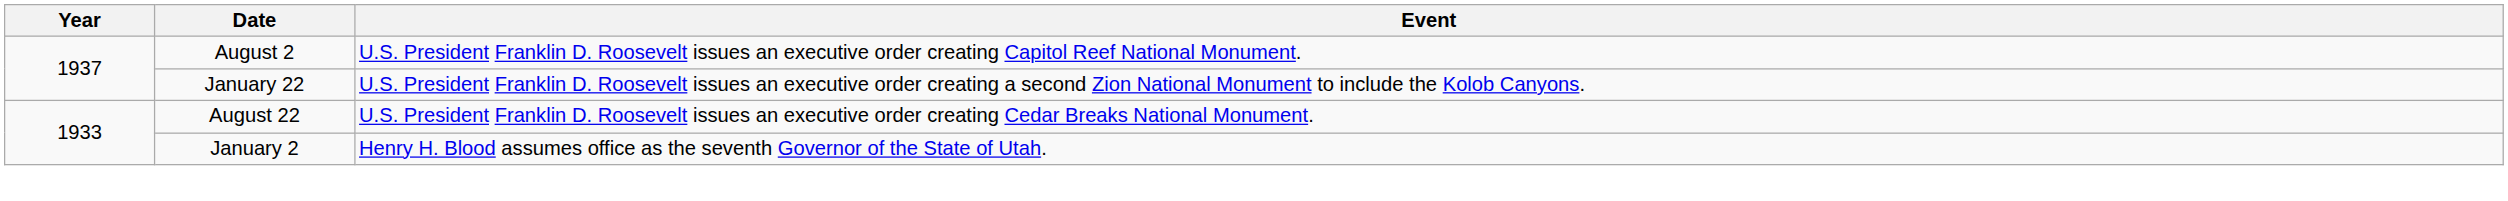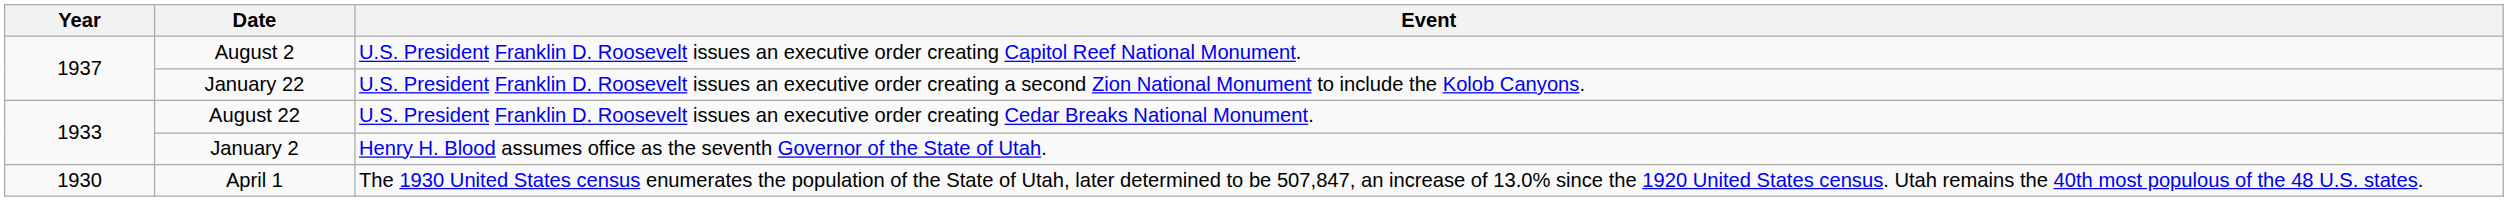+ row: (254, 180)
